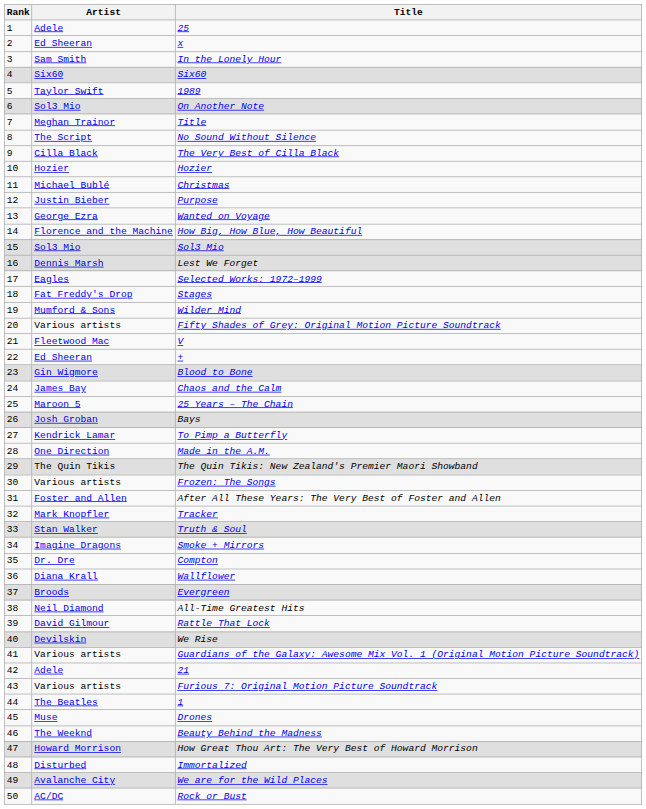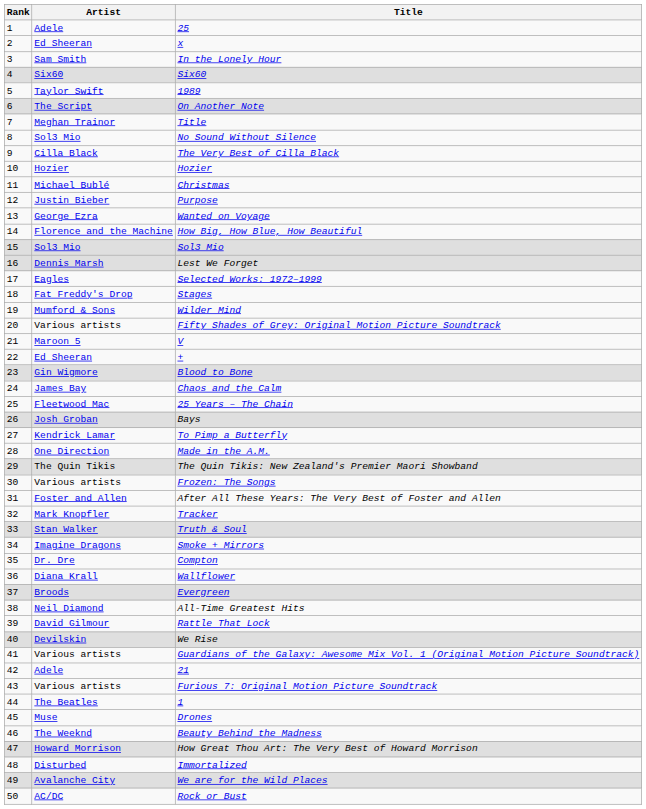(57, 106) Sol3 Mio -> (63, 106) The Script
(63, 138) The Script -> (57, 138) Sol3 Mio
(72, 341) Fleetwood Mac -> (57, 341) Maroon 5
(57, 404) Maroon 5 -> (72, 404) Fleetwood Mac
